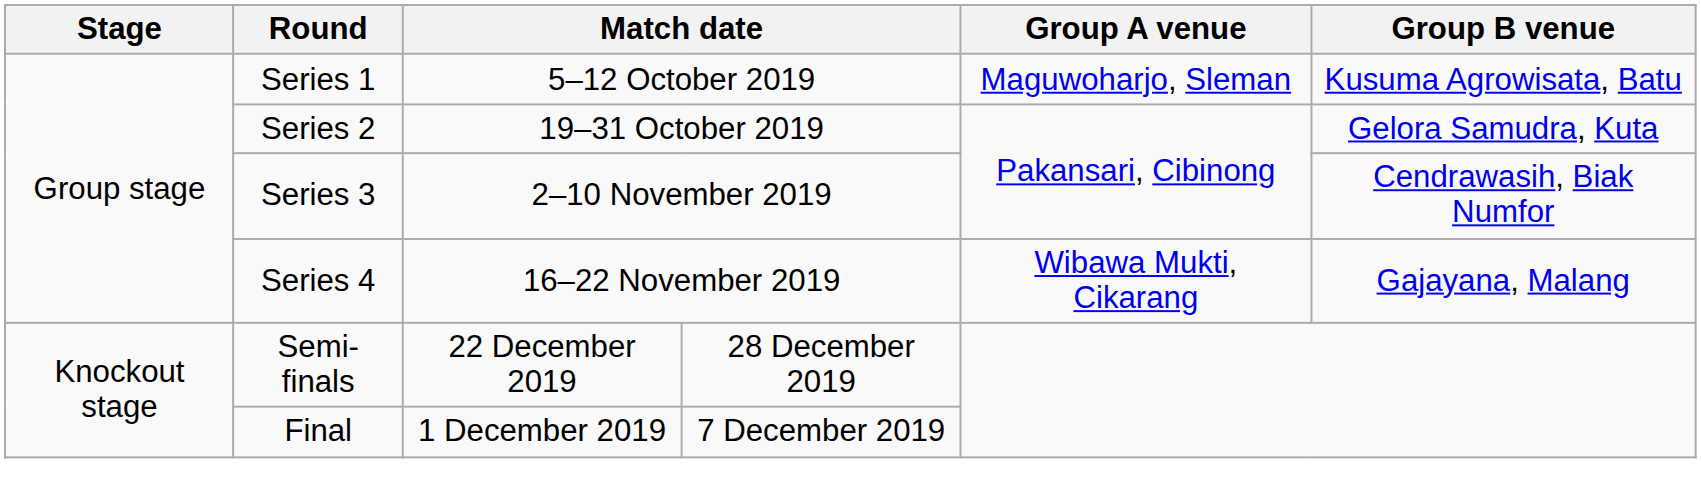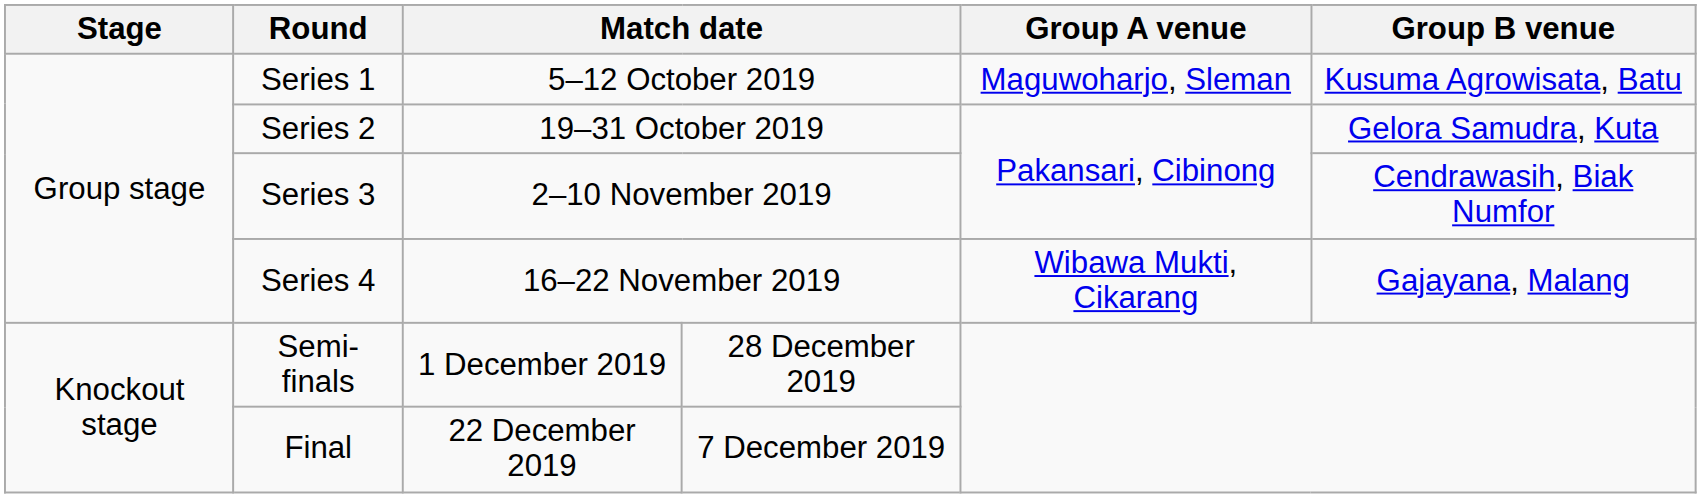(542, 364) 22 December 2019 -> (542, 364) 1 December 2019
(542, 431) 1 December 2019 -> (542, 448) 22 December 2019
